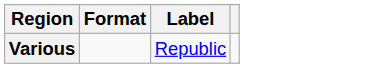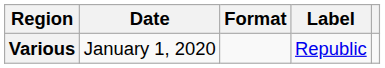+ column: (150, 19)
